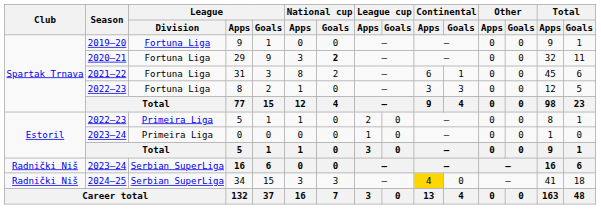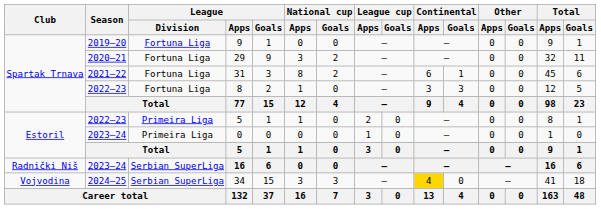(335, 58) bold -> (335, 58) normal
(45, 180) Radnički Niš -> (45, 180) Vojvodina
